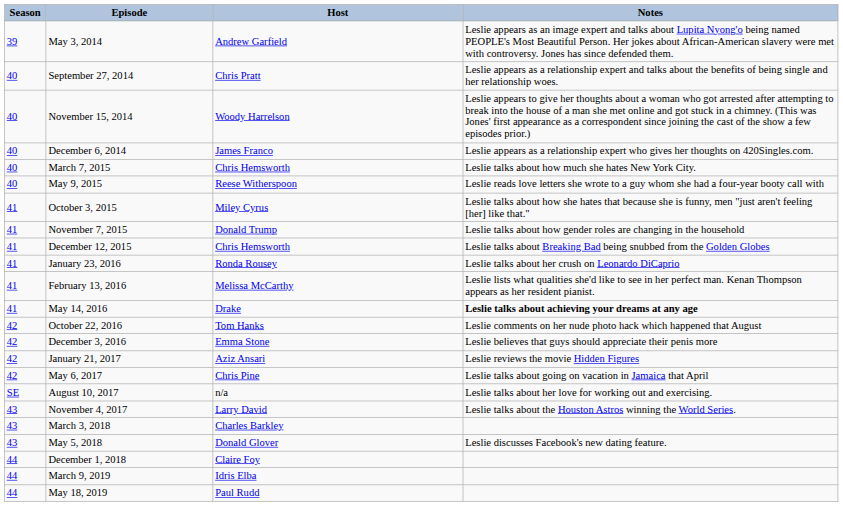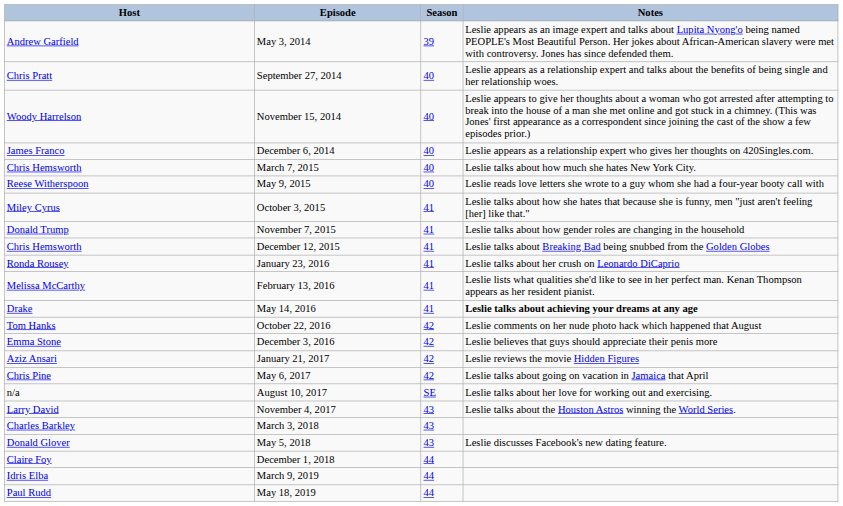columns swapped: (25, 12) <-> (338, 12)
